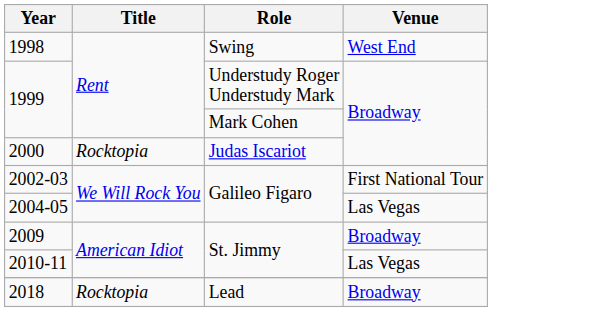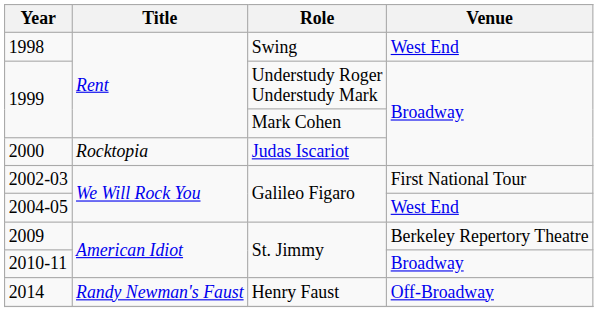(384, 207) Las Vegas -> (425, 207) West End
(384, 235) Broadway -> (490, 235) Berkeley Repertory Theatre
(384, 263) Las Vegas -> (427, 263) Broadway
+ row: (26, 292)
- row: (26, 292)
